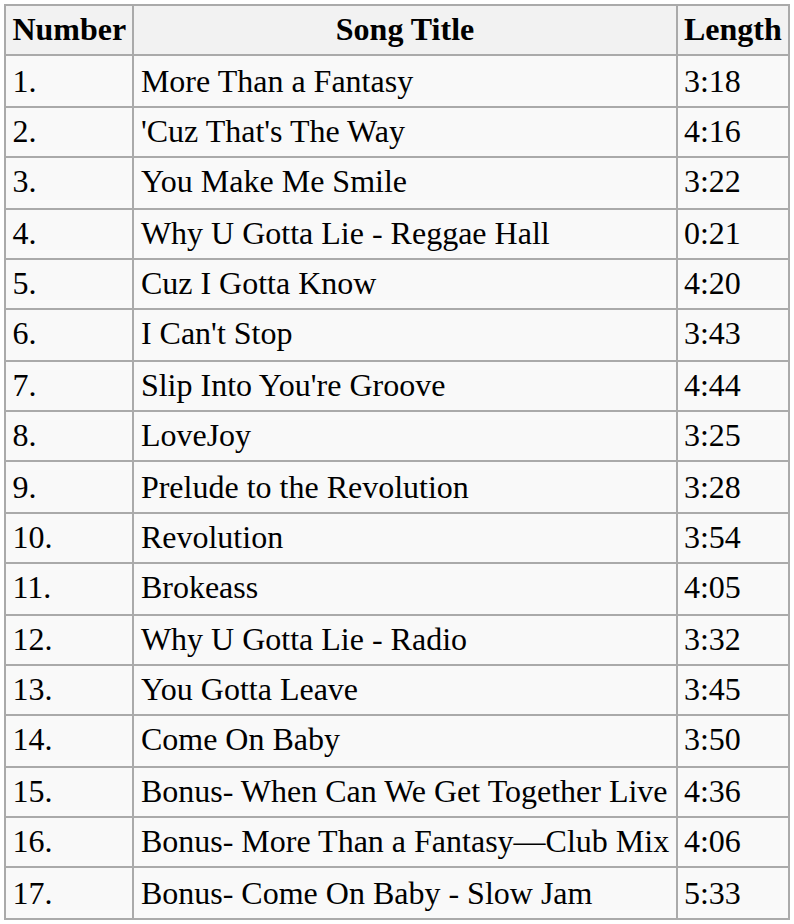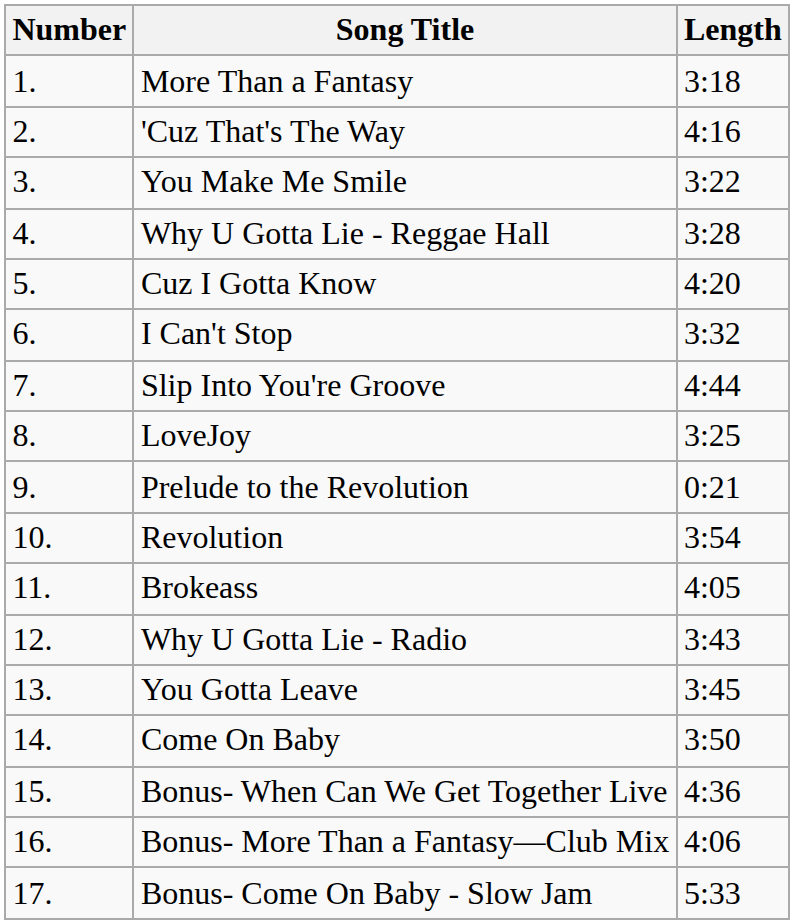(712, 232) 0:21 -> (712, 232) 3:28
(712, 334) 3:43 -> (712, 334) 3:32
(712, 486) 3:28 -> (712, 486) 0:21
(712, 638) 3:32 -> (712, 638) 3:43
